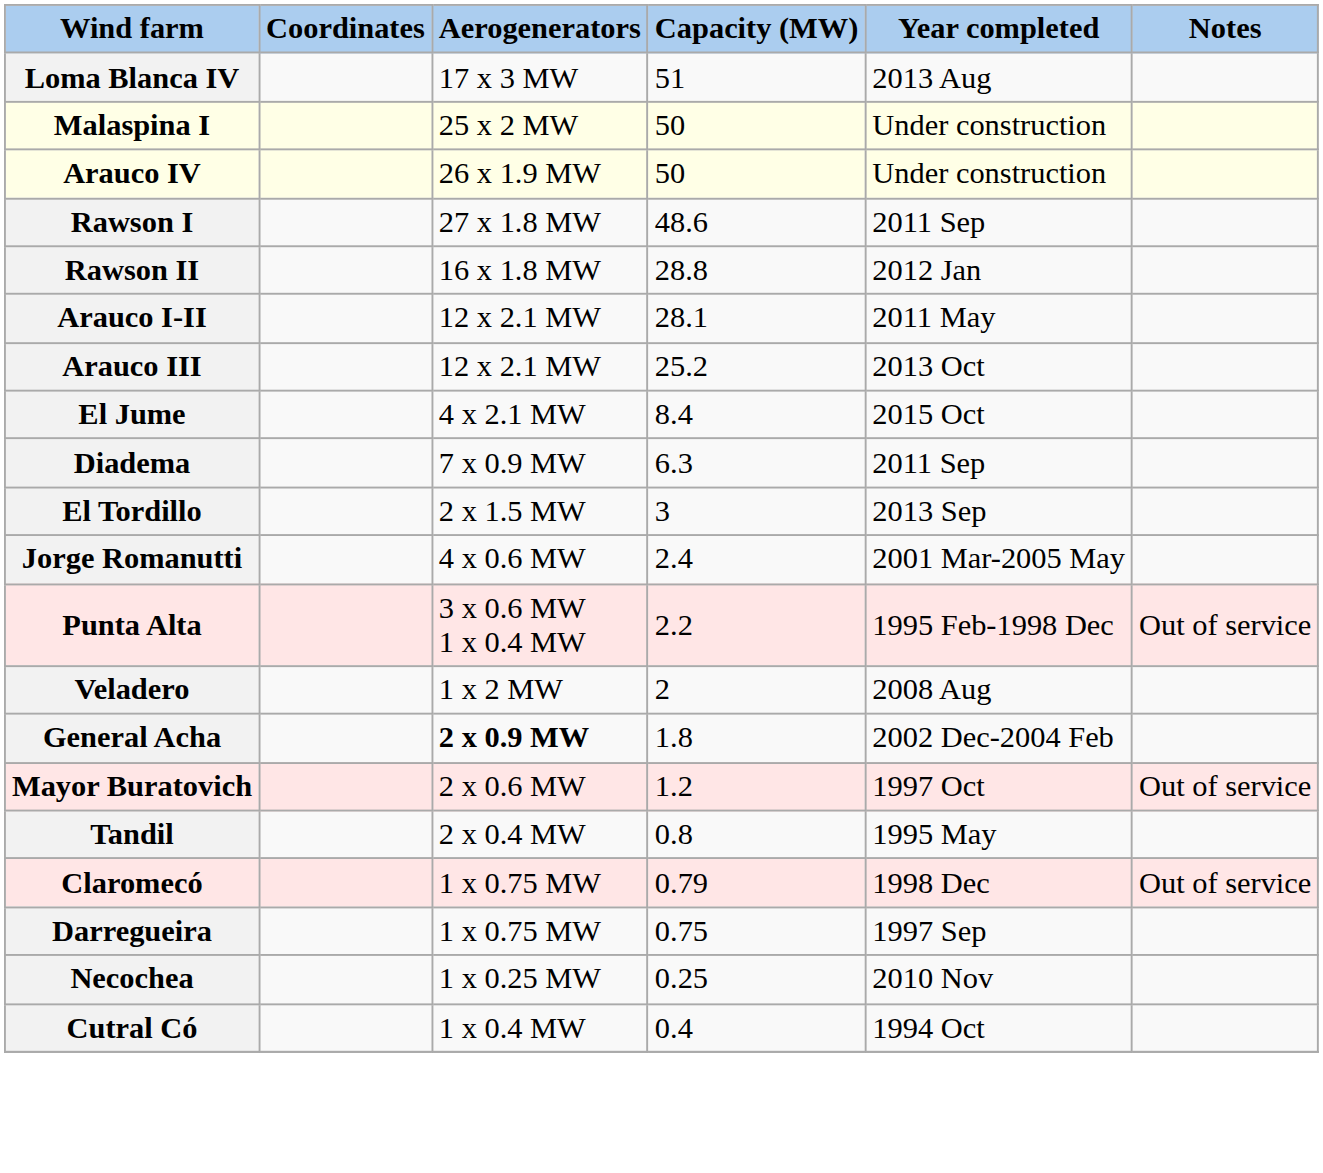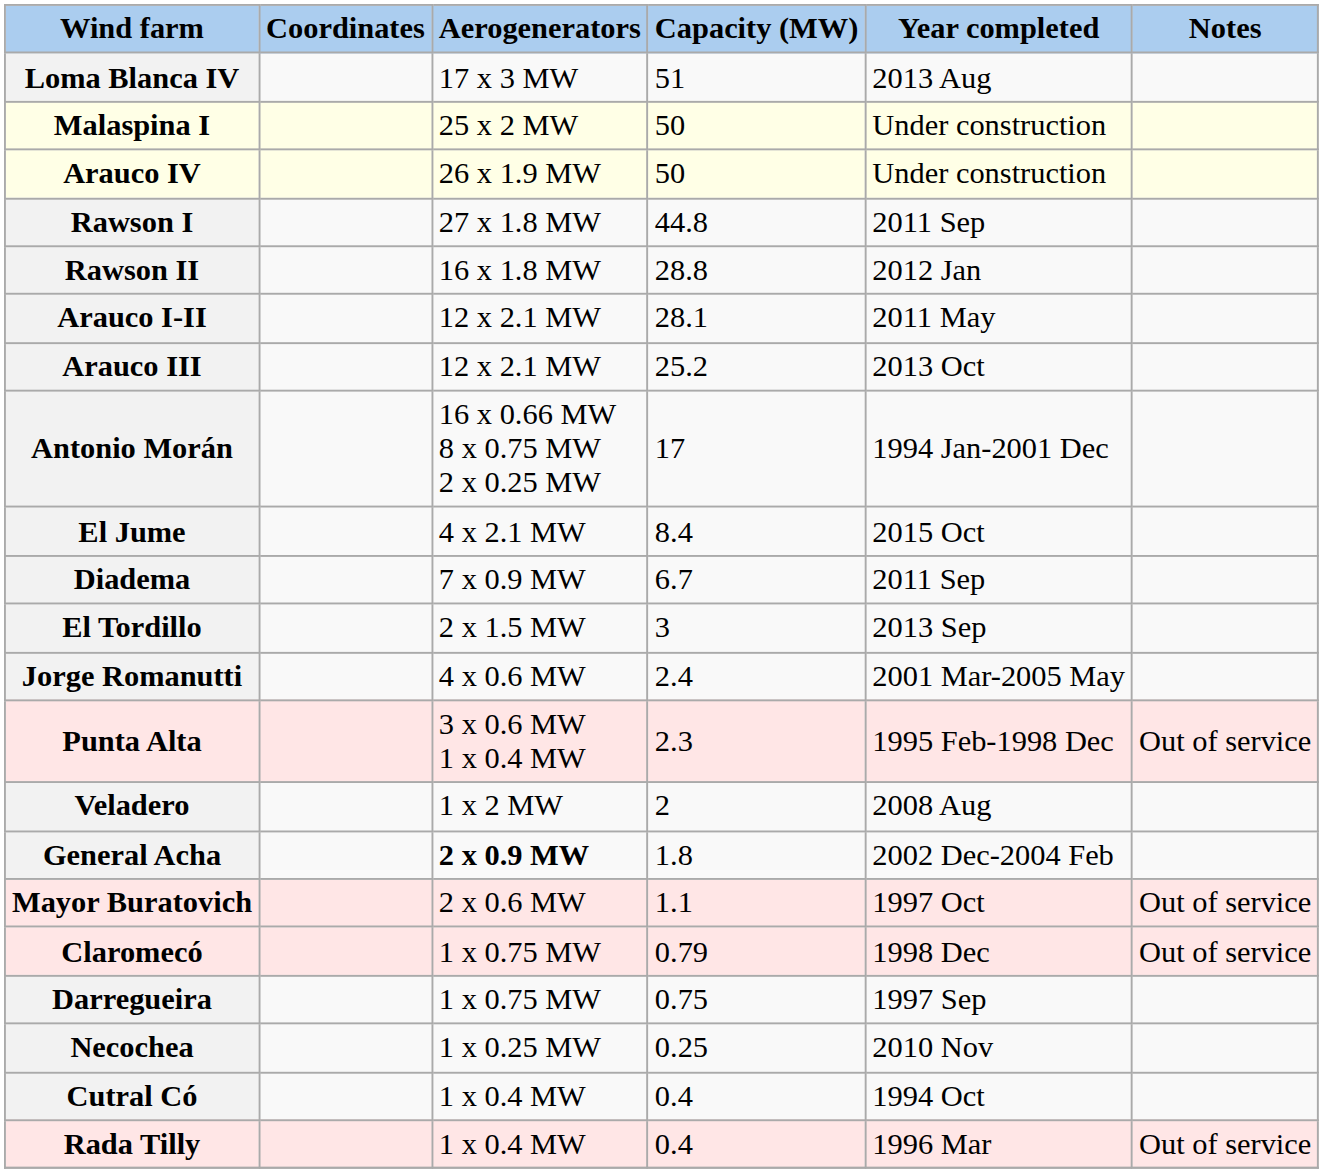(681, 221) 48.6 -> (681, 221) 44.8
+ row: (132, 448)
(674, 462) 6.3 -> (674, 579) 6.7
(674, 624) 2.2 -> (674, 740) 2.3
(674, 785) 1.2 -> (674, 902) 1.1
- row: (132, 834)
+ row: (132, 1143)
